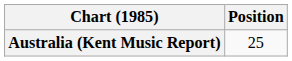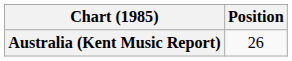(256, 42) 25 -> (256, 42) 26
